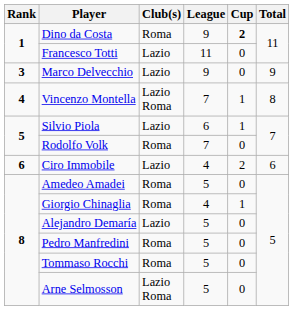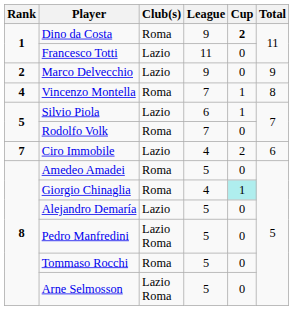(22, 72) 3 -> (22, 72) 2
(157, 99) Lazio Roma -> (157, 92) Roma
(22, 164) 6 -> (22, 151) 7
(242, 203) no background -> (242, 190) paleturquoise background
(157, 243) Roma -> (157, 236) Lazio Roma
